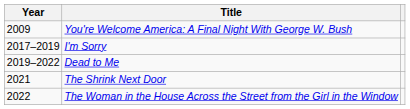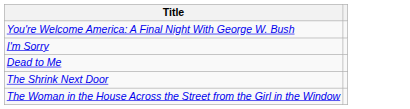- column: (33, 12)
